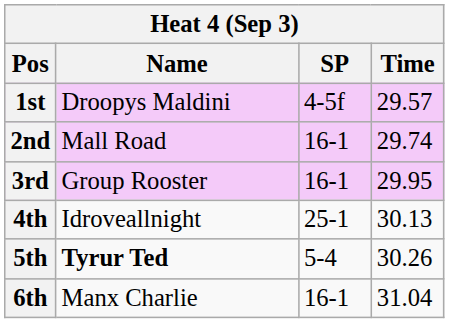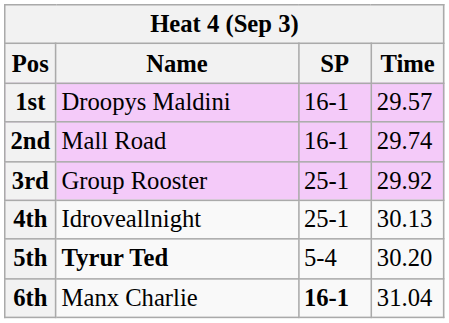(324, 102) 4-5f -> (326, 102) 16-1
(326, 180) 16-1 -> (326, 180) 25-1
(405, 180) 29.95 -> (405, 180) 29.92
(405, 258) 30.26 -> (405, 258) 30.20
(326, 297) normal -> (326, 297) bold
